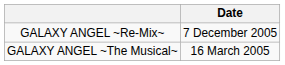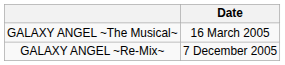rows swapped: (92, 51) <-> (92, 32)
